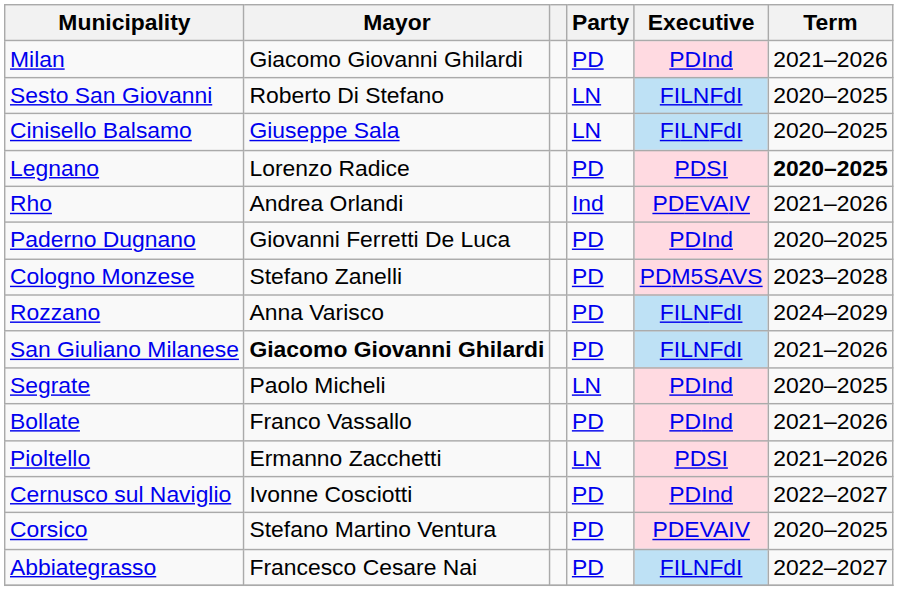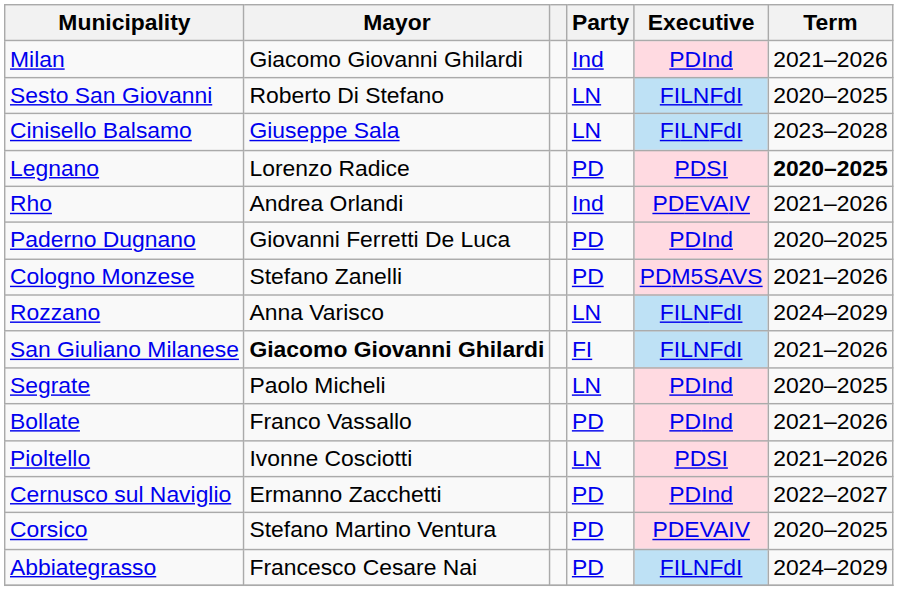(588, 58) PD -> (588, 58) Ind
(830, 131) 2020–2025 -> (830, 131) 2023–2028
(830, 276) 2023–2028 -> (830, 276) 2021–2026
(588, 312) PD -> (587, 312) LN
(588, 349) PD -> (582, 349) FI
(345, 458) Ermanno Zacchetti -> (331, 458) Ivonne Cosciotti
(331, 494) Ivonne Cosciotti -> (345, 494) Ermanno Zacchetti
(830, 566) 2022–2027 -> (830, 566) 2024–2029
